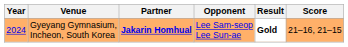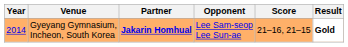columns swapped: (315, 12) <-> (270, 12)
(16, 30) 2024 -> (16, 30) 2014
